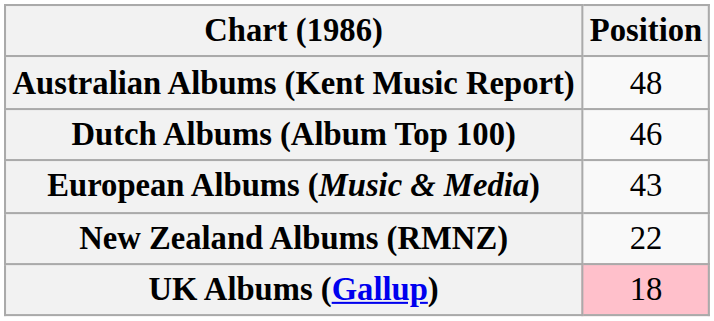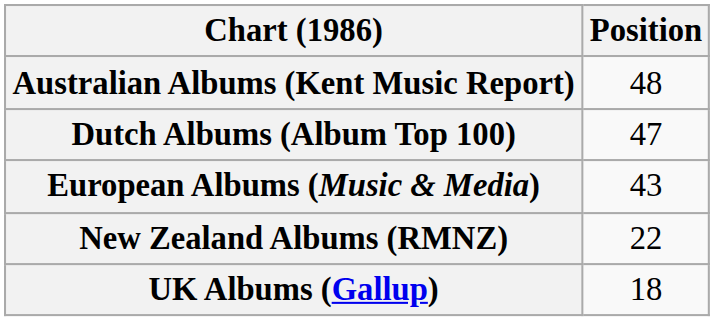(646, 133) 46 -> (646, 133) 47
(646, 289) pink background -> (646, 289) no background
